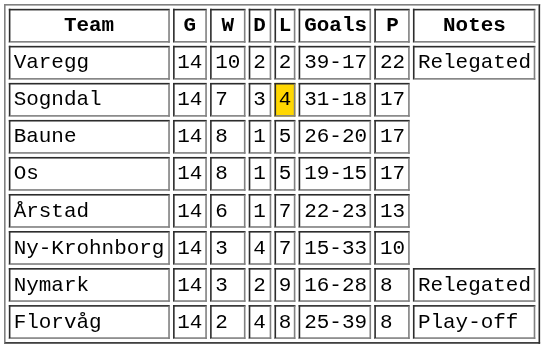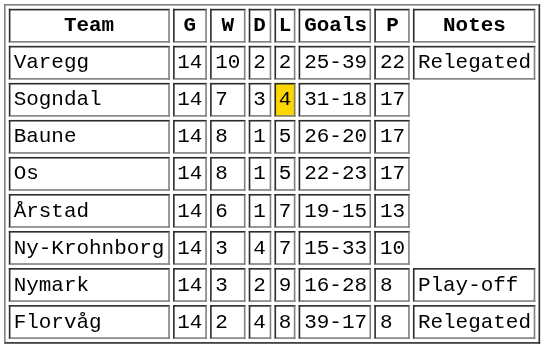(336, 63) 39-17 -> (336, 63) 25-39
(336, 174) 19-15 -> (336, 174) 22-23
(336, 211) 22-23 -> (336, 211) 19-15
(474, 285) Relegated -> (468, 285) Play-off
(336, 322) 25-39 -> (336, 322) 39-17
(468, 322) Play-off -> (474, 322) Relegated
